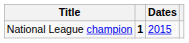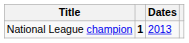(160, 29) 2015 -> (160, 29) 2013
